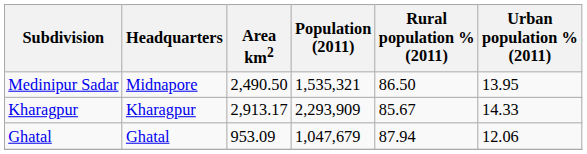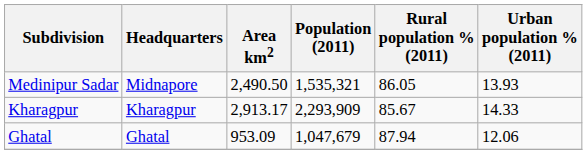(397, 84) 86.50 -> (397, 84) 86.05
(500, 84) 13.95 -> (500, 84) 13.93
